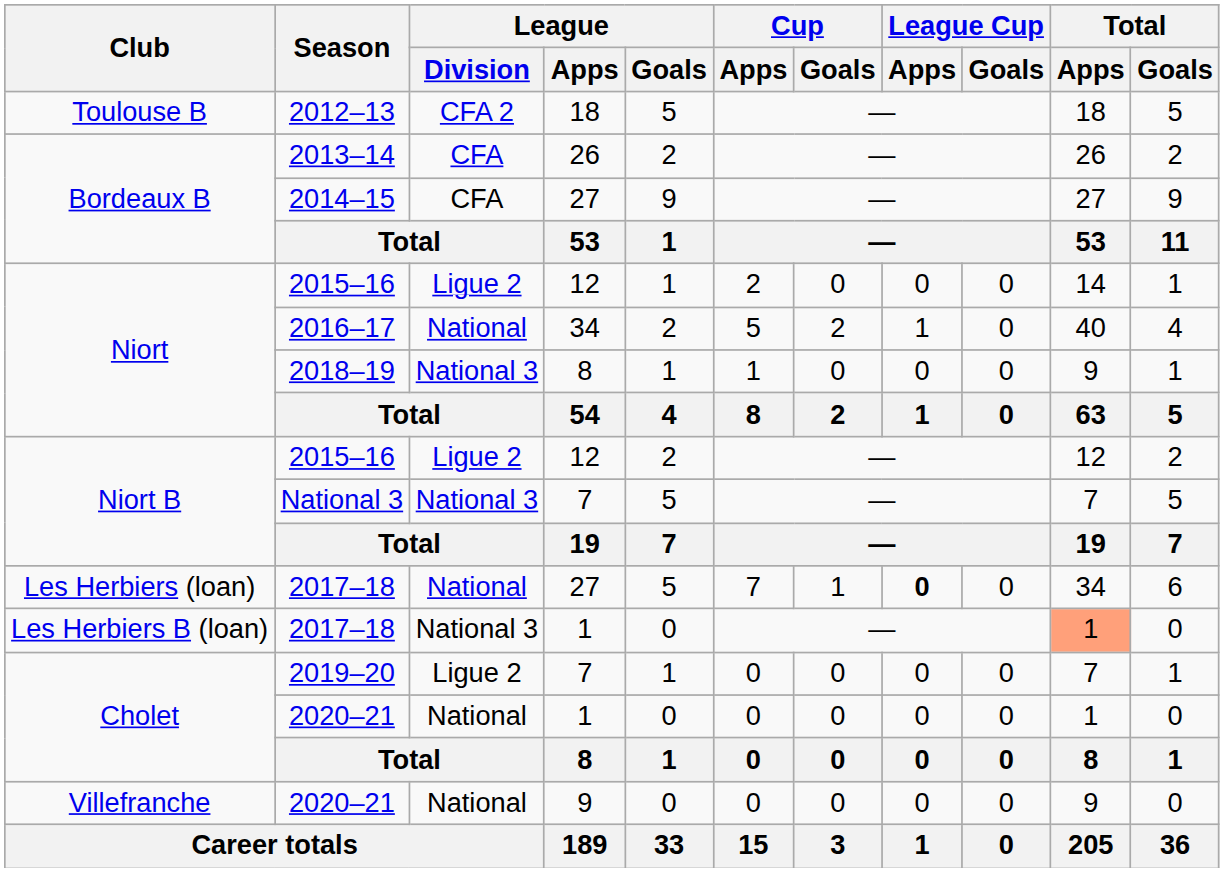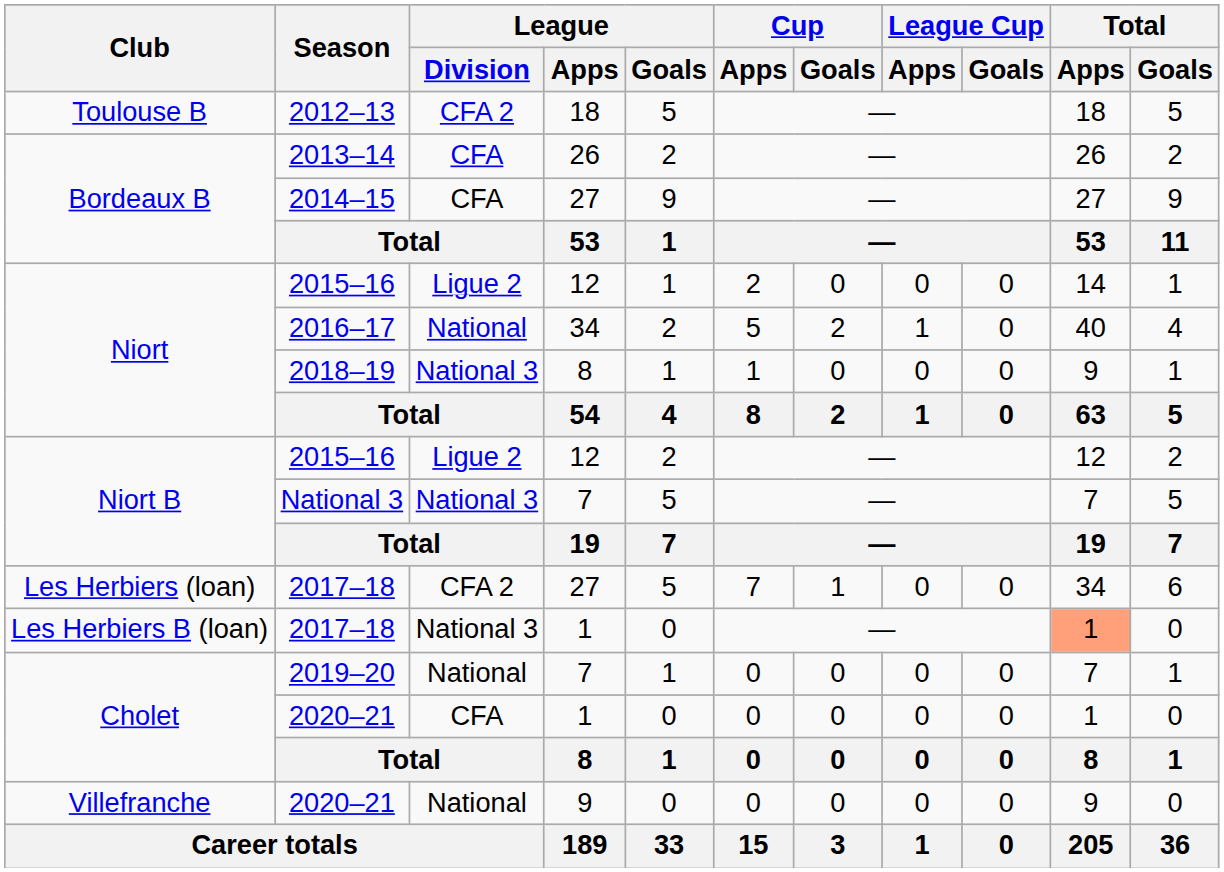(477, 586) National -> (477, 586) CFA 2
(922, 586) bold -> (922, 586) normal
(477, 673) Ligue 2 -> (477, 673) National
(477, 716) National -> (477, 716) CFA
